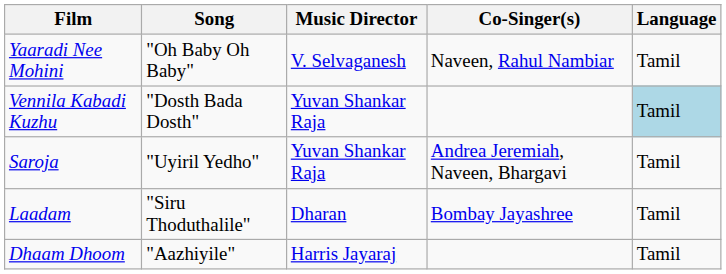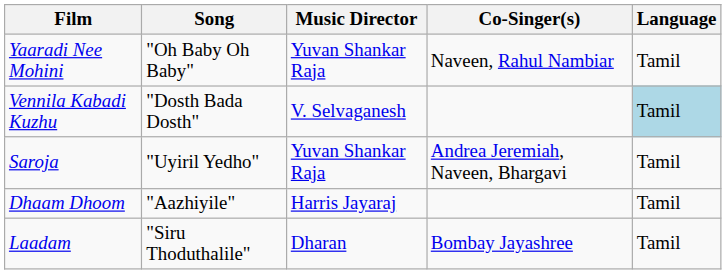(348, 60) V. Selvaganesh -> (348, 60) Yuvan Shankar Raja
(348, 111) Yuvan Shankar Raja -> (348, 111) V. Selvaganesh
rows swapped: (67, 254) <-> (40, 213)
